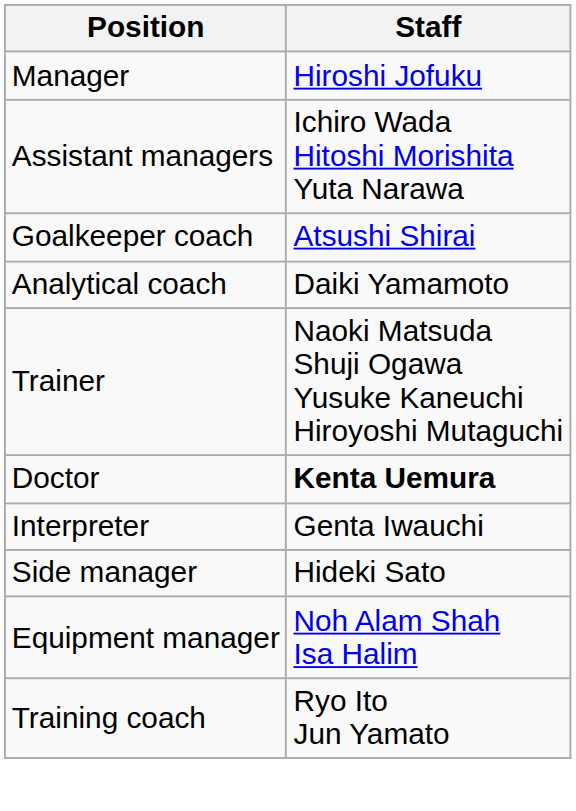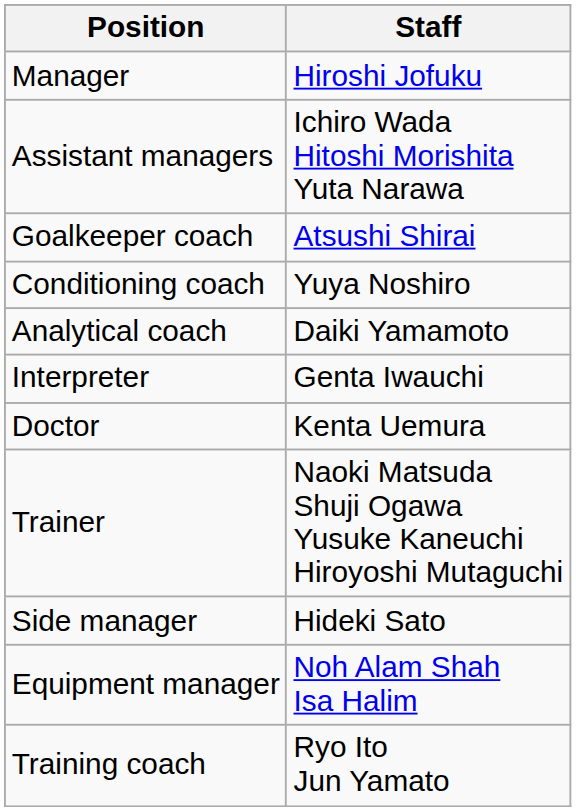+ row: (138, 283)
rows swapped: (80, 525) <-> (58, 381)
(394, 478) bold -> (389, 425) normal
